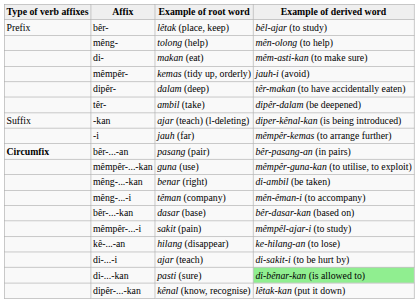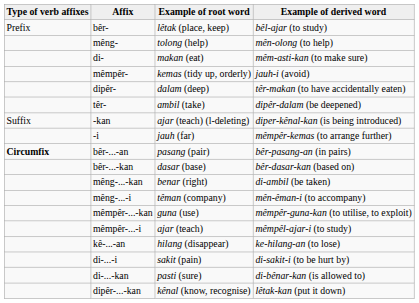rows swapped: (113, 213) <-> (123, 167)
(179, 228) sakit (pain) -> (180, 228) ajar (teach)
(180, 259) ajar (teach) -> (179, 259) sakit (pain)
(310, 275) lightgreen background -> (310, 275) no background
